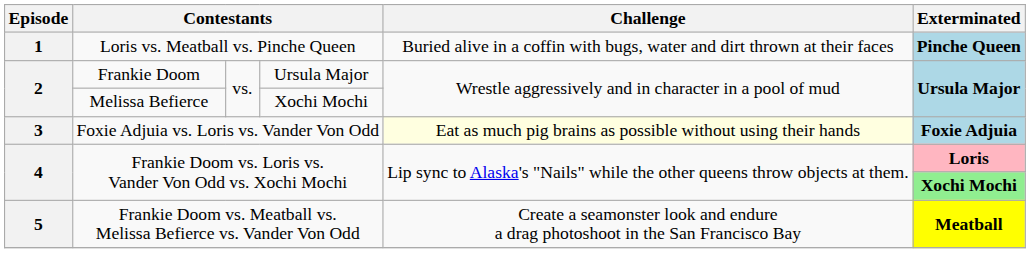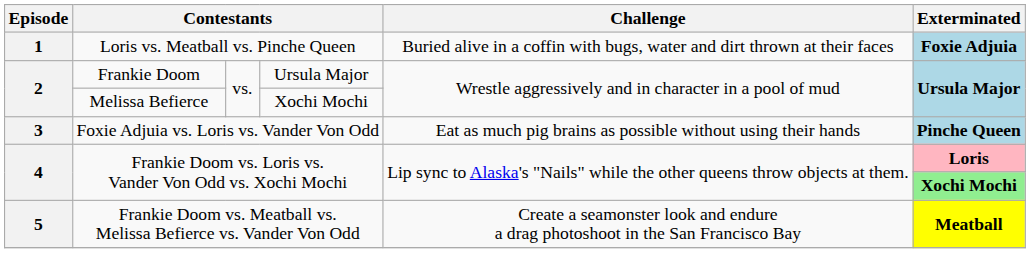(969, 46) Pinche Queen -> (969, 46) Foxie Adjuia
(648, 130) lightyellow background -> (648, 130) no background
(969, 130) Foxie Adjuia -> (969, 130) Pinche Queen
